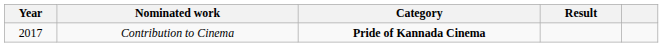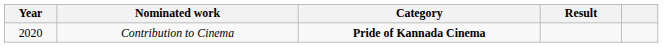(31, 32) 2017 -> (31, 32) 2020
